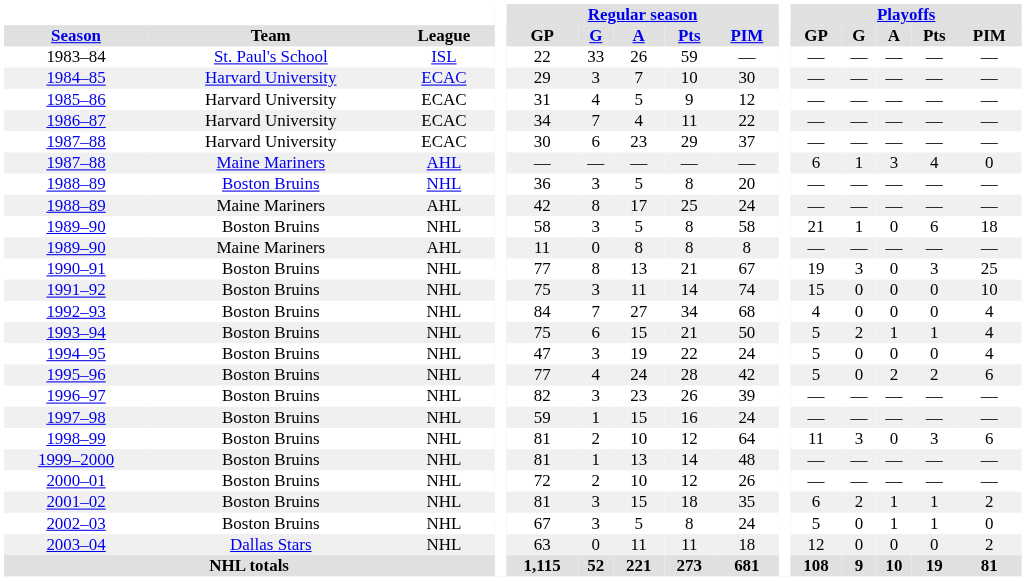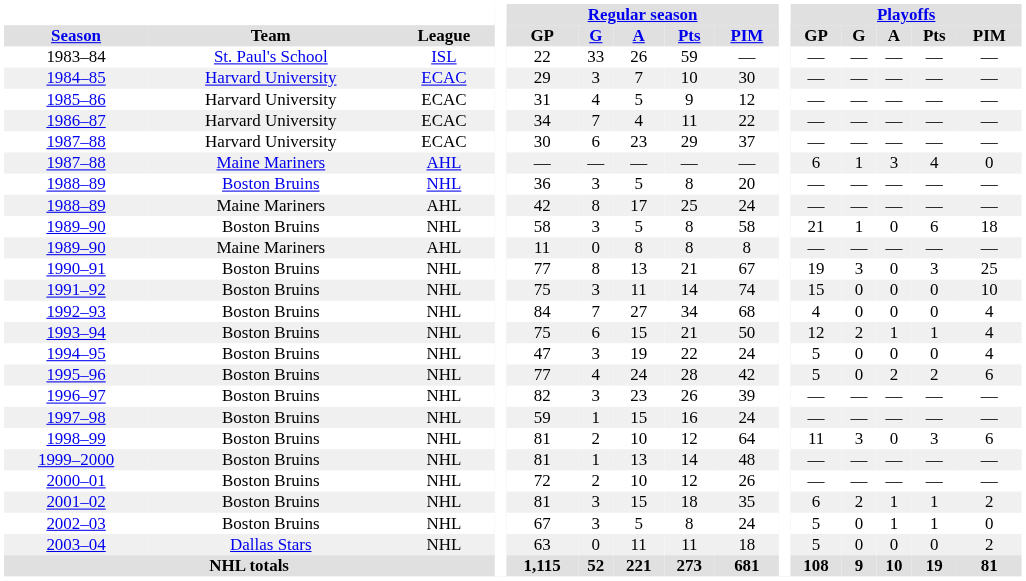(816, 332) 5 -> (816, 332) 12
(816, 544) 12 -> (816, 544) 5
